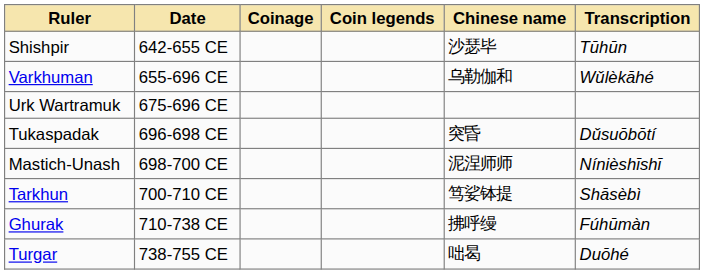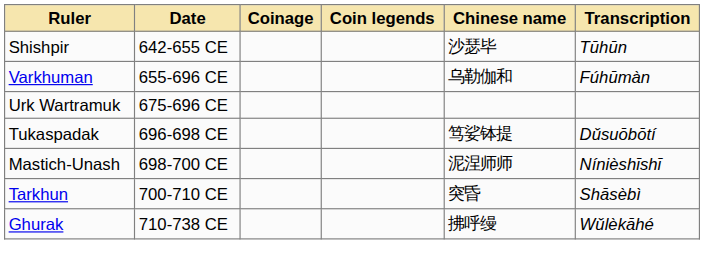(617, 76) Wǔlèkāhé -> (615, 76) Fúhūmàn
(464, 133) 突昏 -> (480, 133) 笃娑钵提
(480, 193) 笃娑钵提 -> (464, 193) 突昏
(615, 224) Fúhūmàn -> (617, 224) Wǔlèkāhé
- row: (33, 254)
